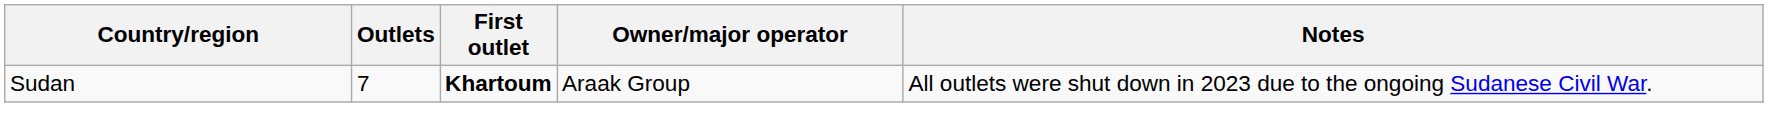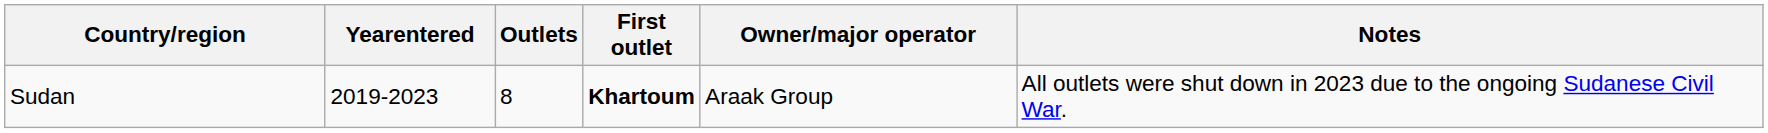+ column: (410, 35)
(363, 83) 7 -> (506, 96) 8
